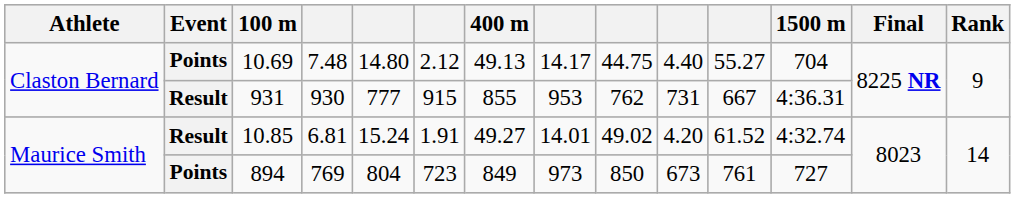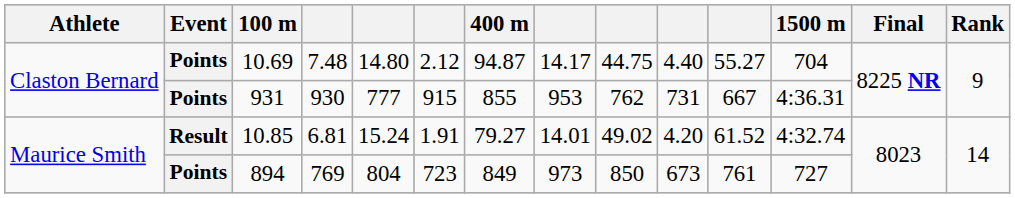(500, 61) 49.13 -> (500, 61) 94.87
(198, 98) Result -> (198, 98) Points
(500, 136) 49.27 -> (500, 136) 79.27
